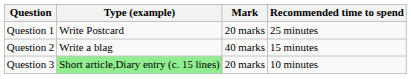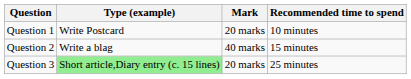(294, 30) 25 minutes -> (294, 30) 10 minutes
(294, 64) 10 minutes -> (294, 64) 25 minutes
